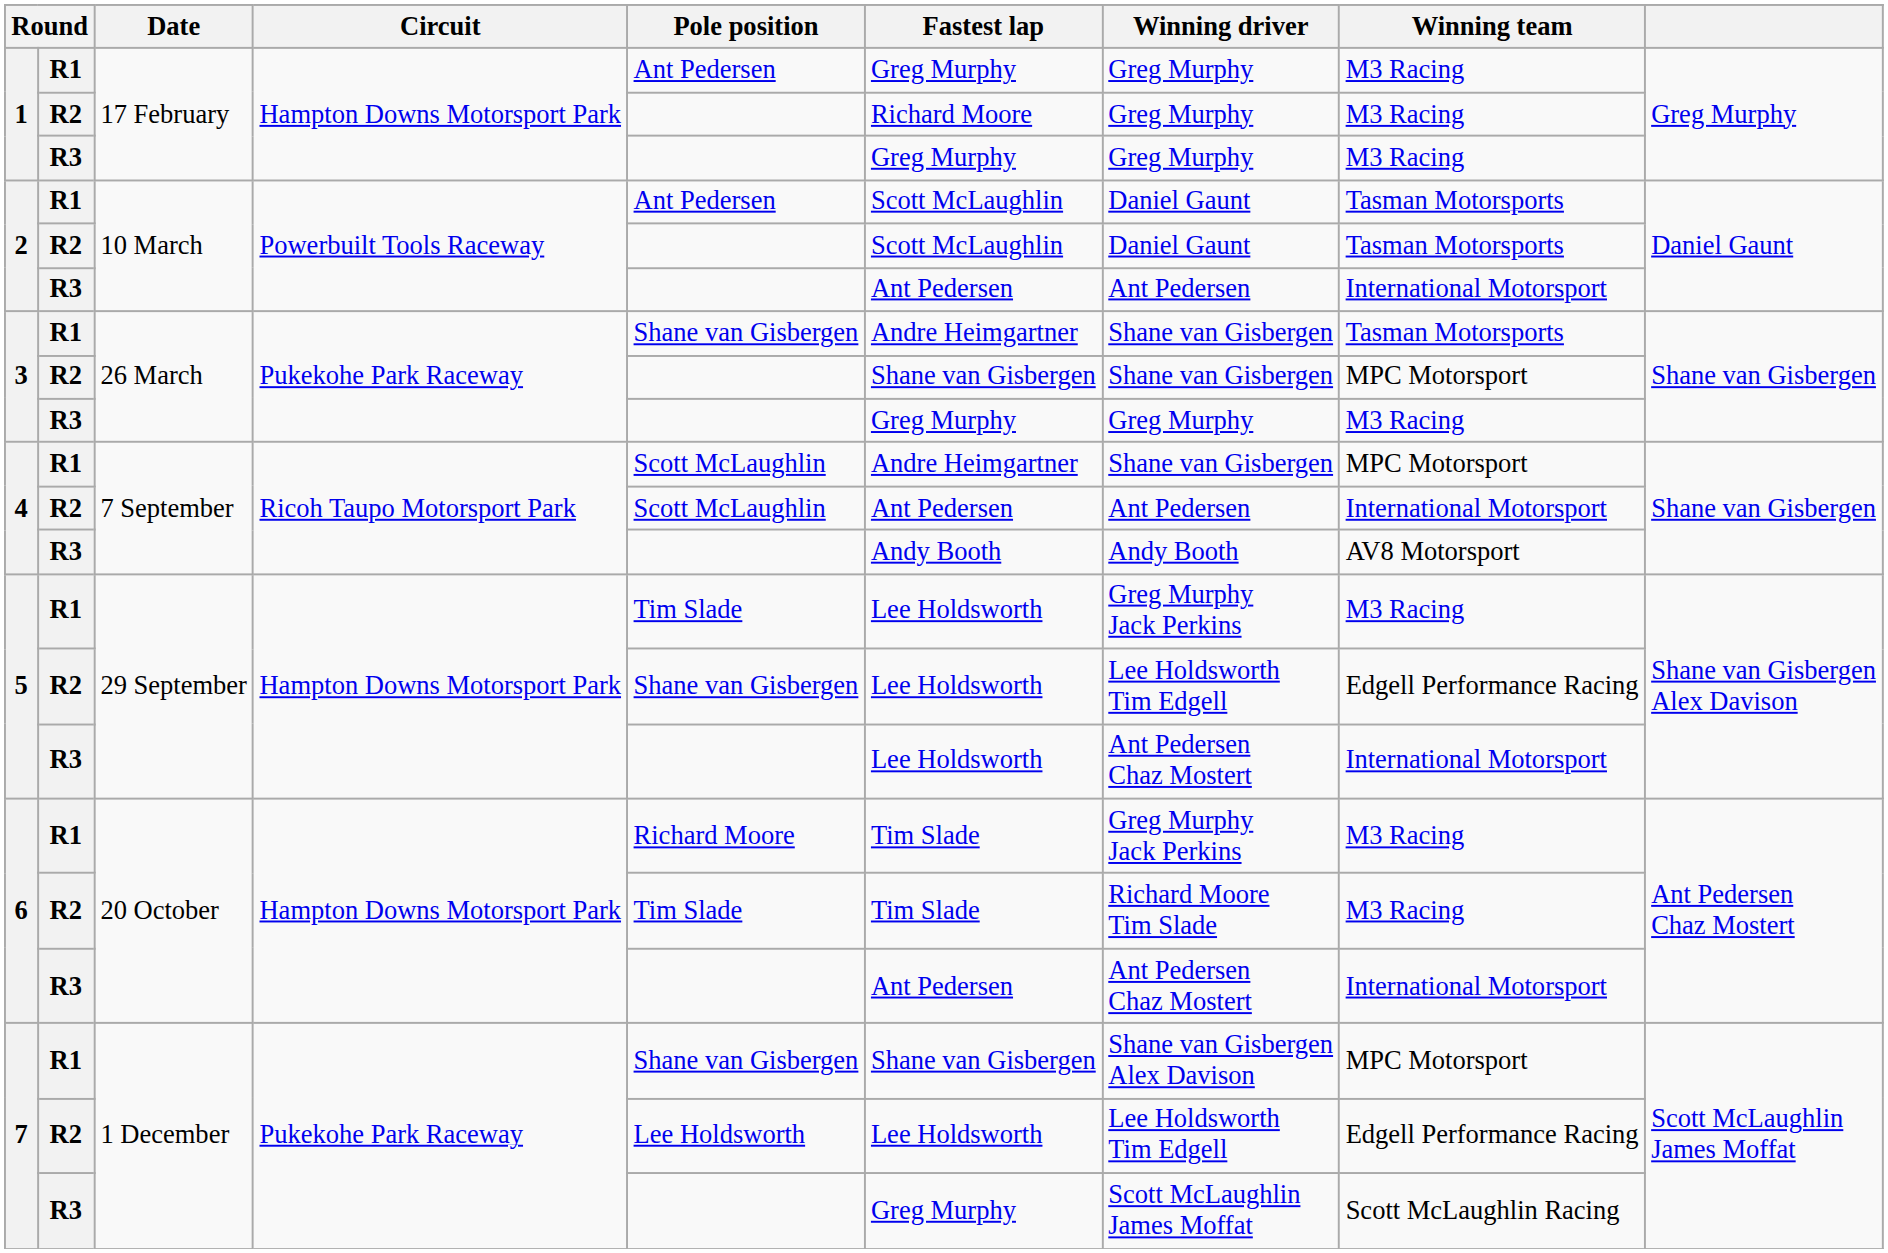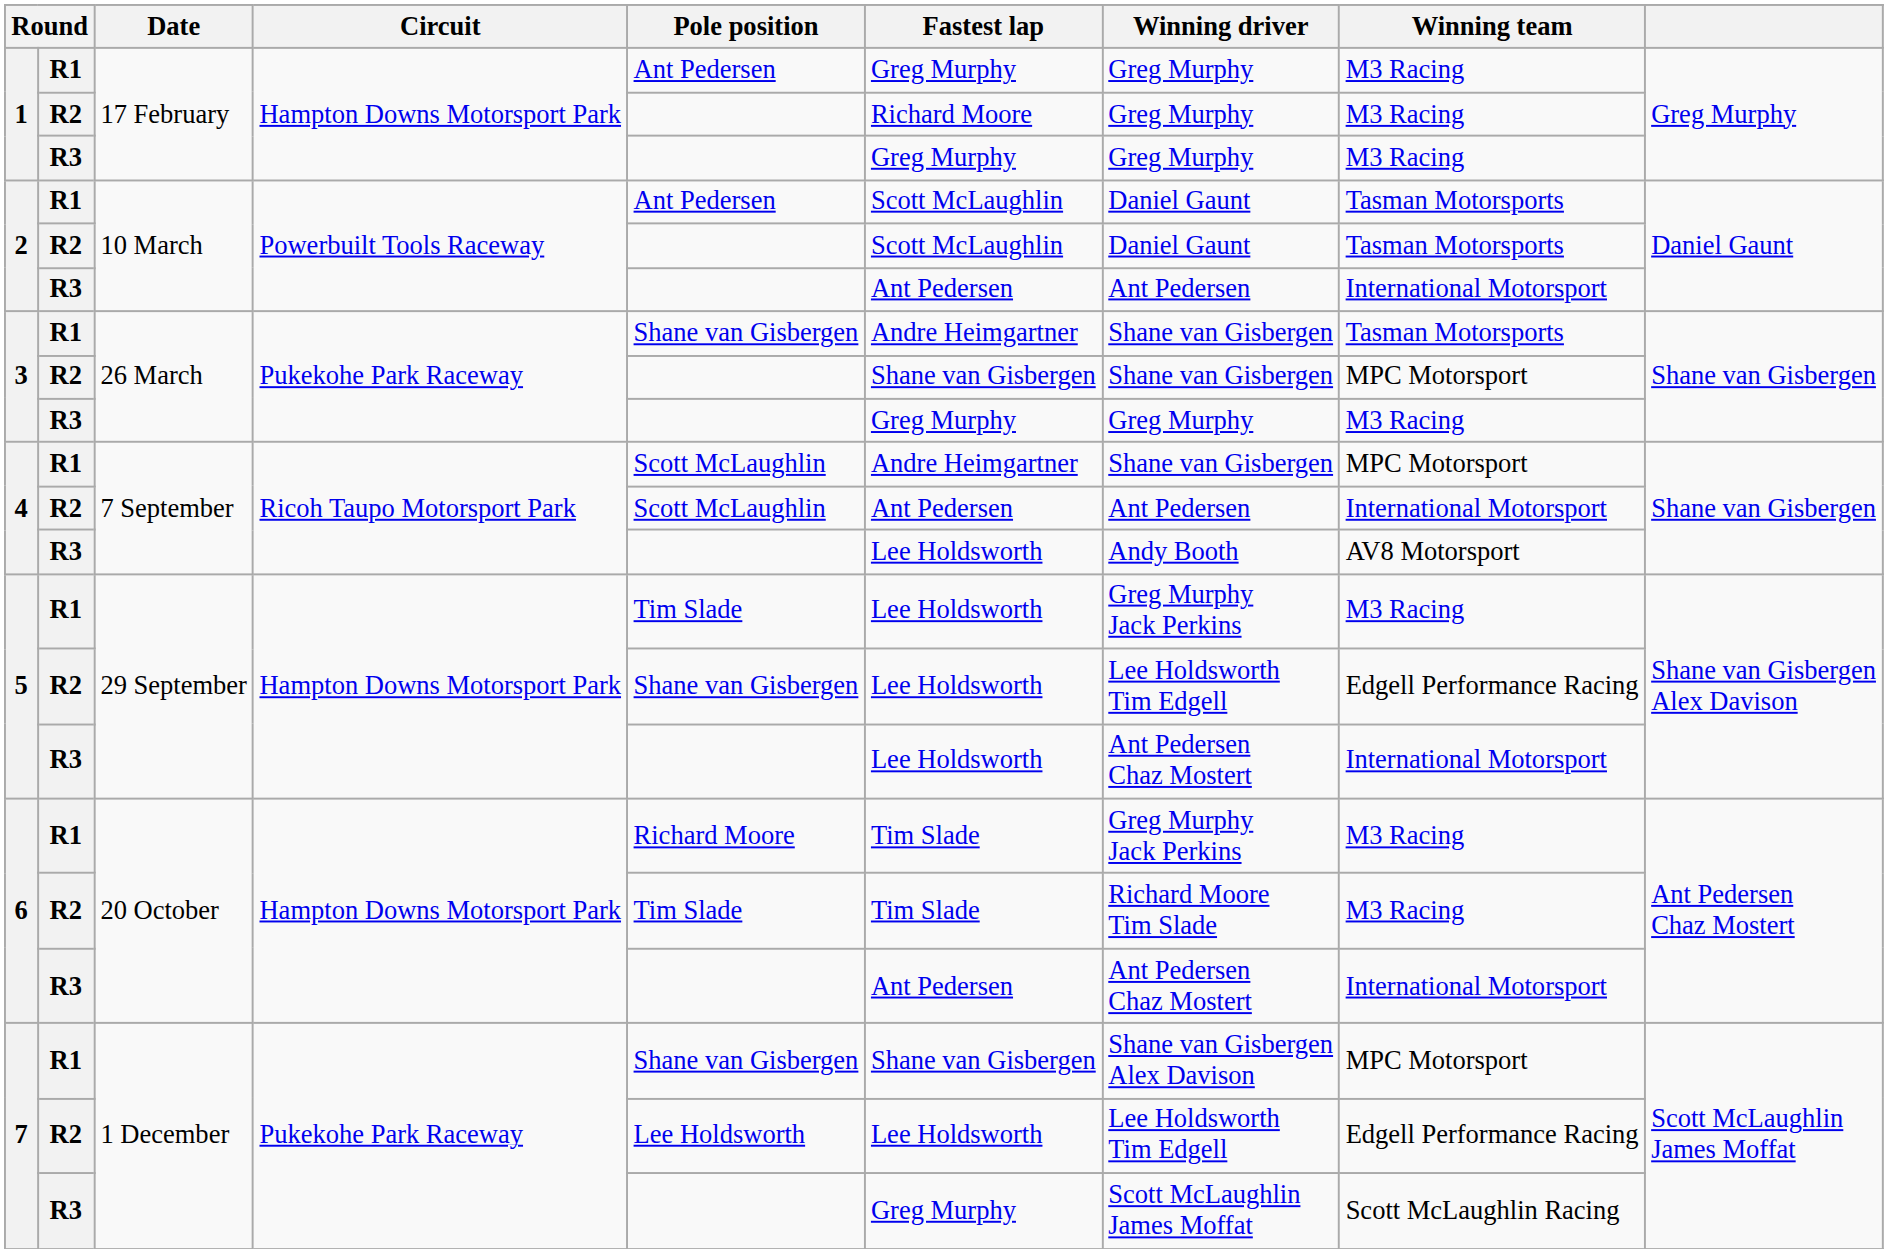(936, 551) Andy Booth -> (957, 551) Lee Holdsworth
